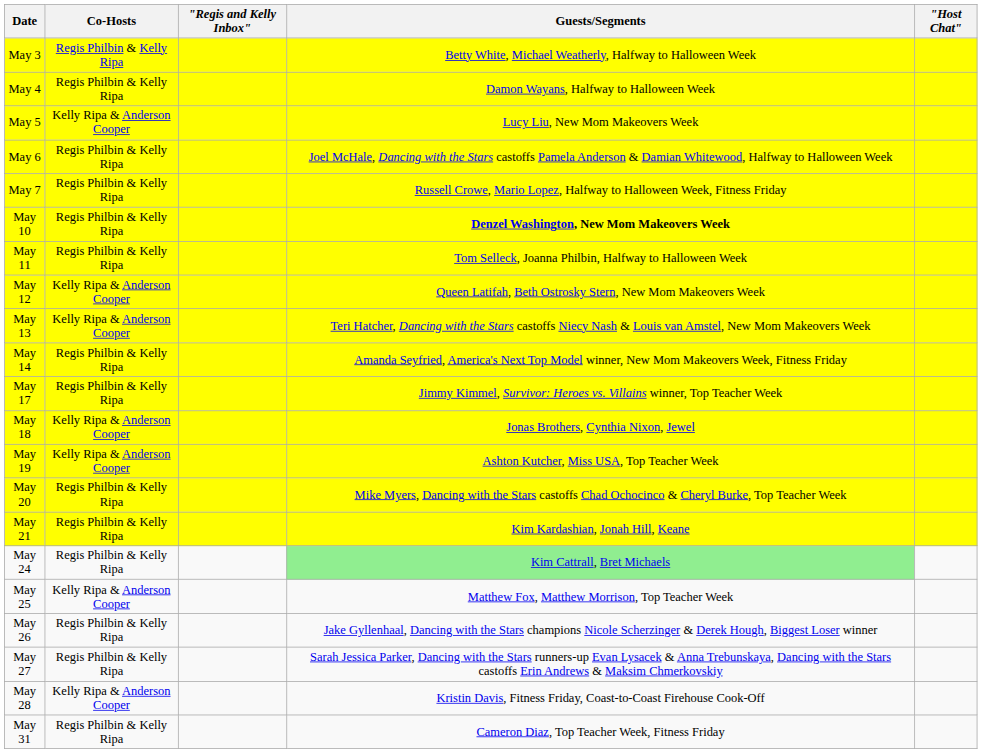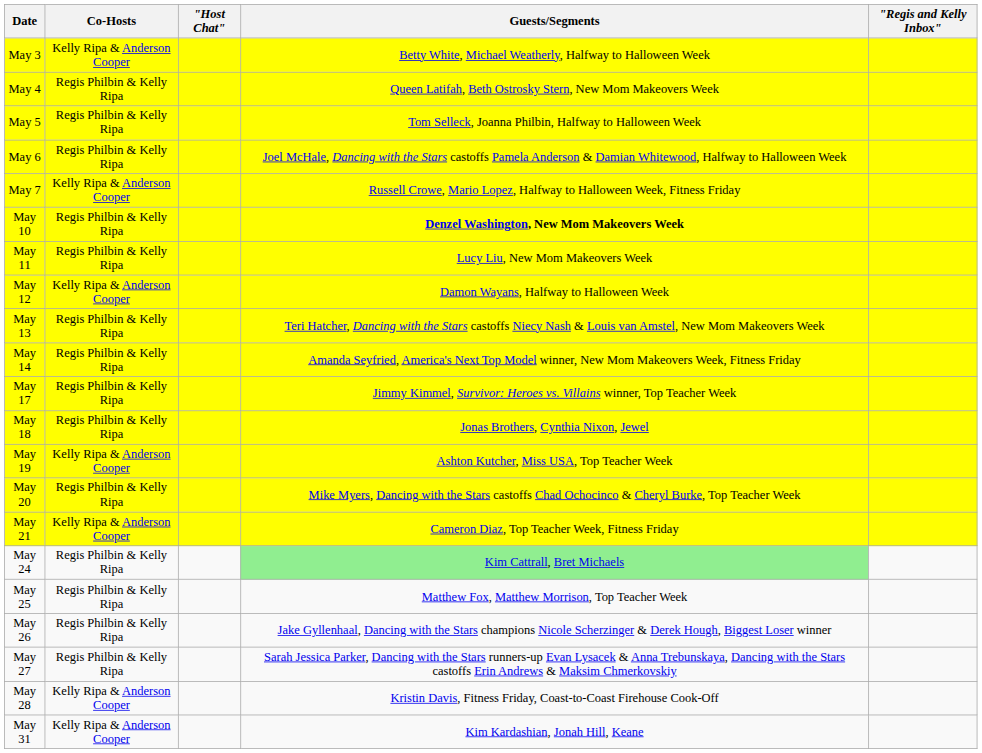columns swapped: (946, 21) <-> (232, 21)
(111, 55) Regis Philbin & Kelly Ripa -> (111, 55) Kelly Ripa & Anderson Cooper
(601, 89) Damon Wayans, Halfway to Halloween Week -> (555, 89) Queen Latifah, Beth Ostrosky Stern, New Mom Makeovers Week
(111, 122) Kelly Ripa & Anderson Cooper -> (111, 122) Regis Philbin & Kelly Ripa
(601, 122) Lucy Liu, New Mom Makeovers Week -> (555, 122) Tom Selleck, Joanna Philbin, Halfway to Halloween Week
(111, 190) Regis Philbin & Kelly Ripa -> (111, 190) Kelly Ripa & Anderson Cooper
(601, 258) Tom Selleck, Joanna Philbin, Halfway to Halloween Week -> (555, 258) Lucy Liu, New Mom Makeovers Week
(601, 292) Queen Latifah, Beth Ostrosky Stern, New Mom Makeovers Week -> (555, 292) Damon Wayans, Halfway to Halloween Week
(111, 325) Kelly Ripa & Anderson Cooper -> (111, 325) Regis Philbin & Kelly Ripa
(111, 427) Kelly Ripa & Anderson Cooper -> (111, 427) Regis Philbin & Kelly Ripa
(111, 528) Regis Philbin & Kelly Ripa -> (111, 528) Kelly Ripa & Anderson Cooper
(601, 528) Kim Kardashian, Jonah Hill, Keane -> (555, 528) Cameron Diaz, Top Teacher Week, Fitness Friday
(111, 596) Kelly Ripa & Anderson Cooper -> (111, 596) Regis Philbin & Kelly Ripa
(111, 731) Regis Philbin & Kelly Ripa -> (111, 731) Kelly Ripa & Anderson Cooper
(601, 731) Cameron Diaz, Top Teacher Week, Fitness Friday -> (555, 731) Kim Kardashian, Jonah Hill, Keane
